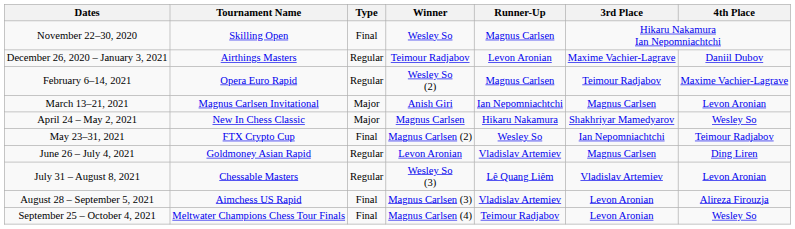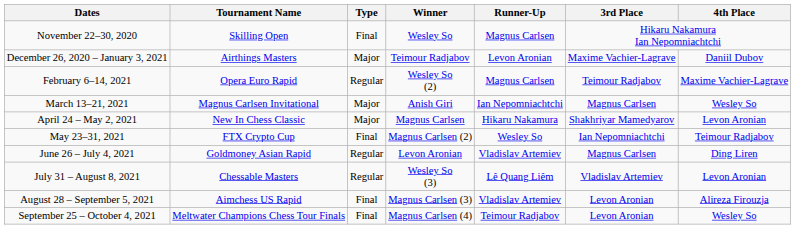(367, 58) Regular -> (367, 58) Major
(734, 103) Levon Aronian -> (734, 103) Wesley So
(734, 120) Wesley So -> (734, 120) Levon Aronian
